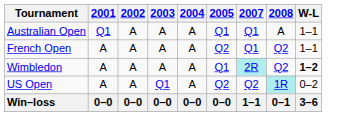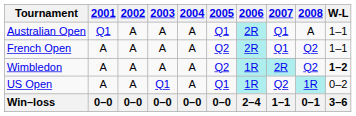+ column: (251, 12)
(222, 66) Q1 -> (222, 66) Q2
(222, 84) Q2 -> (222, 84) Q1
